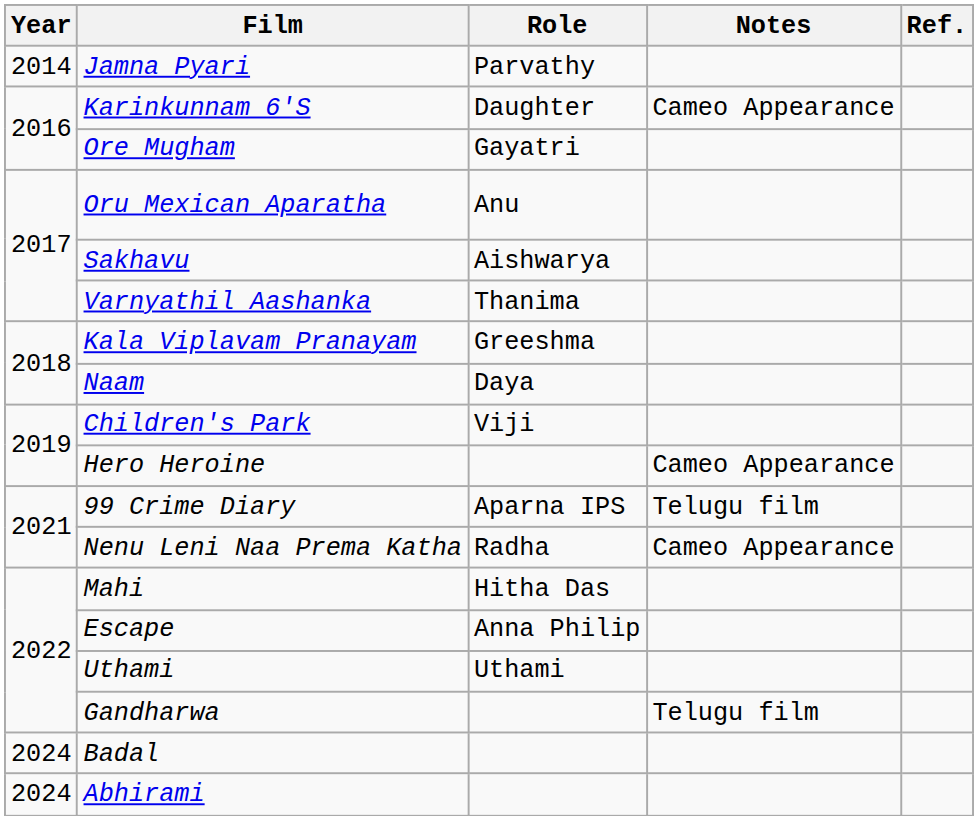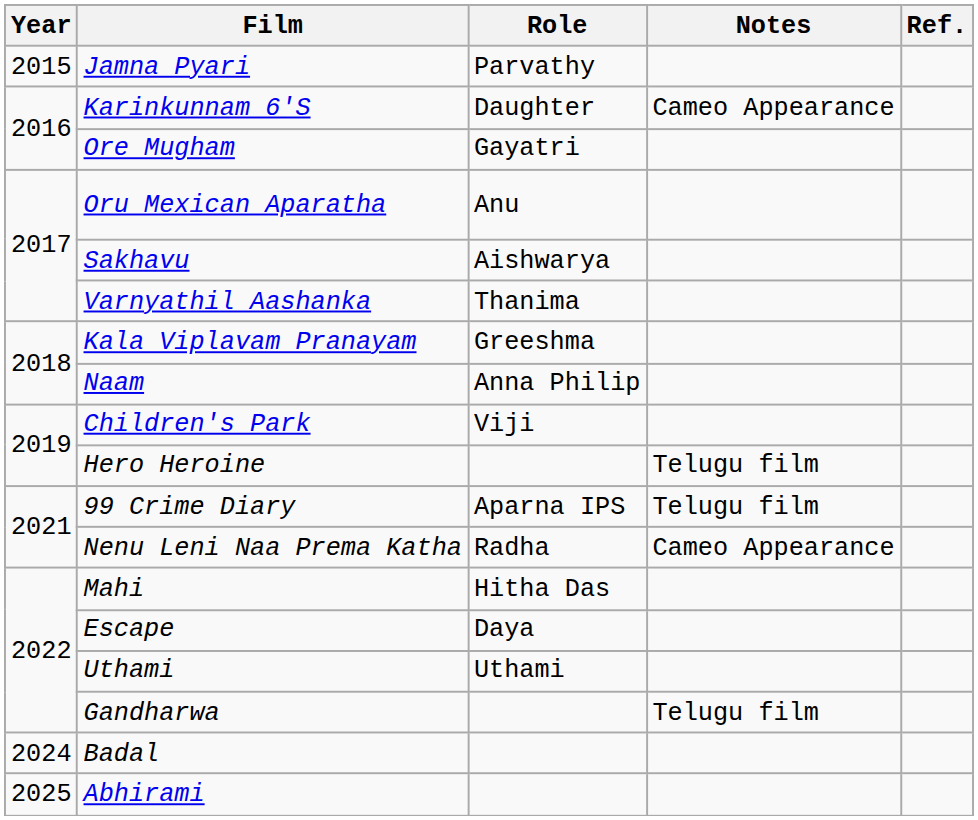(41, 67) 2014 -> (41, 67) 2015
(504, 383) Daya -> (557, 383) Anna Philip
(774, 466) Cameo Appearance -> (736, 466) Telugu film
(557, 630) Anna Philip -> (504, 630) Daya
(41, 794) 2024 -> (41, 794) 2025
